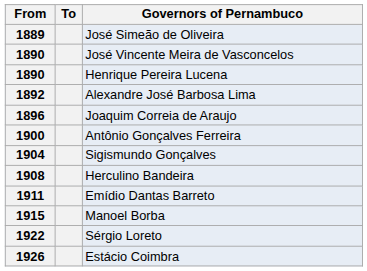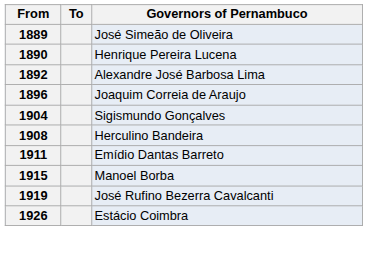- row: (30, 55)
- row: (30, 135)
+ row: (33, 196)
- row: (30, 236)
